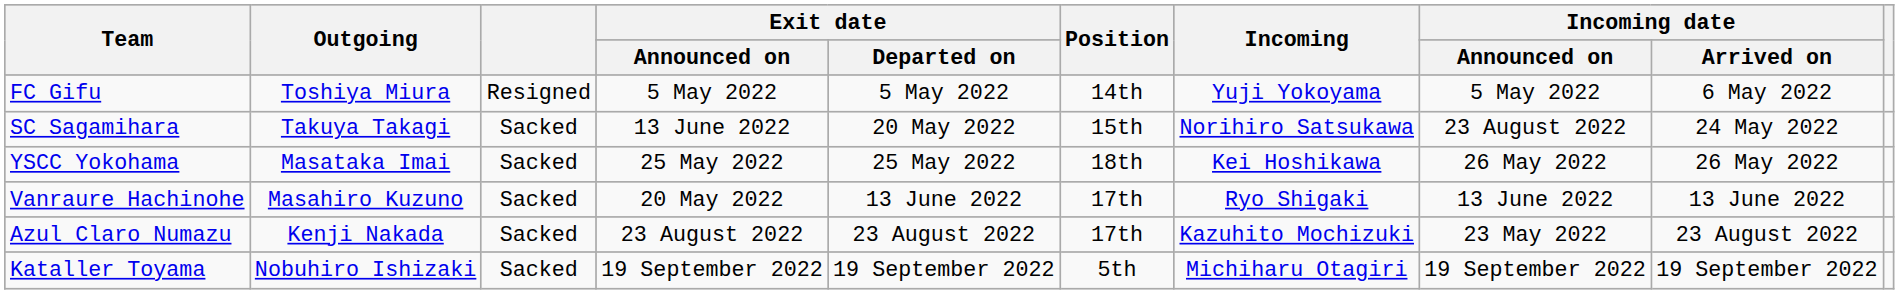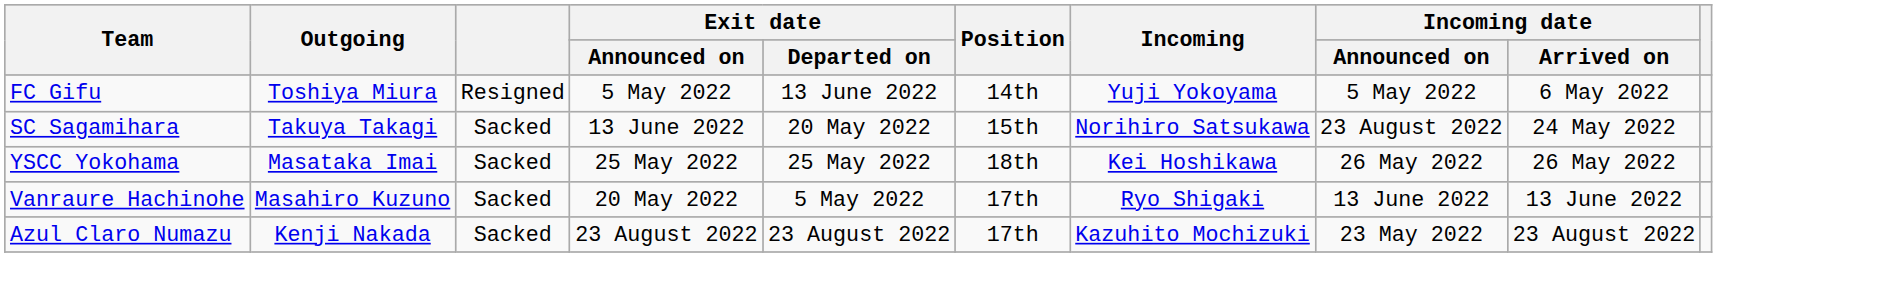(944, 93) 5 May 2022 -> (859, 93) 13 June 2022
(944, 199) 13 June 2022 -> (859, 199) 5 May 2022
- row: (108, 270)
